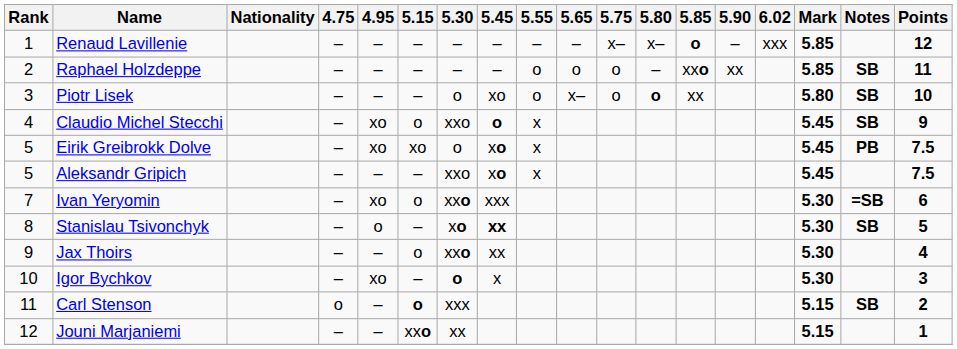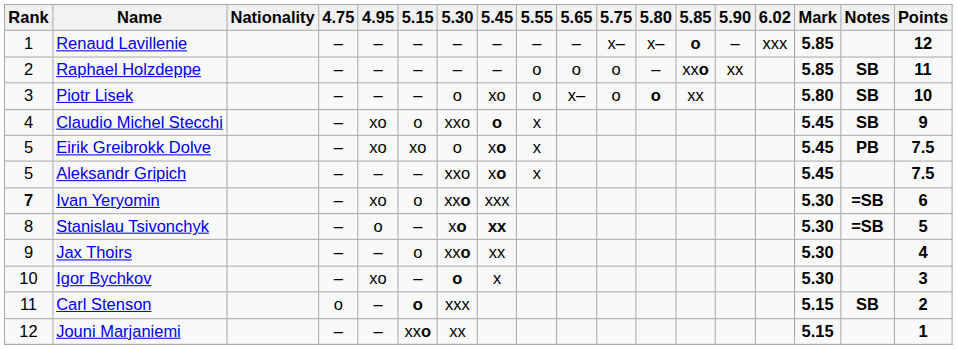(28, 200) normal -> (28, 200) bold
(867, 226) SB -> (867, 226) =SB
